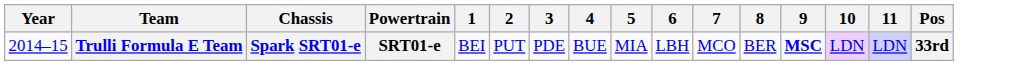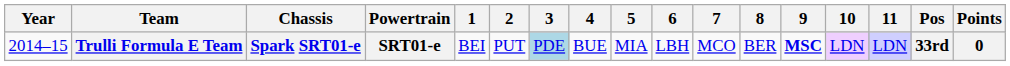+ column: (979, 18)
(549, 45) no background -> (549, 45) lightblue background
